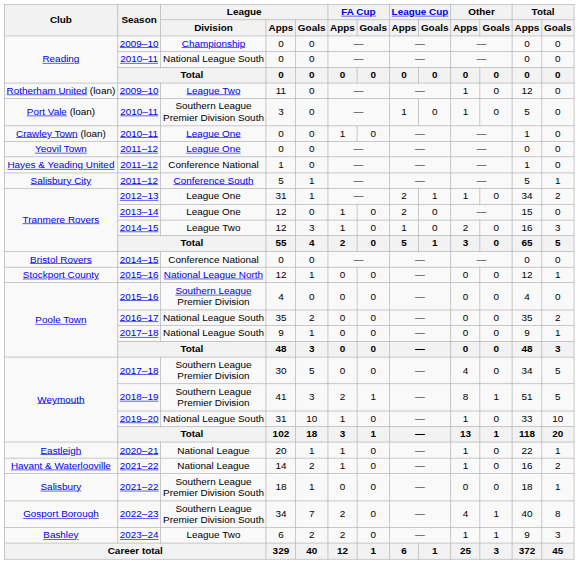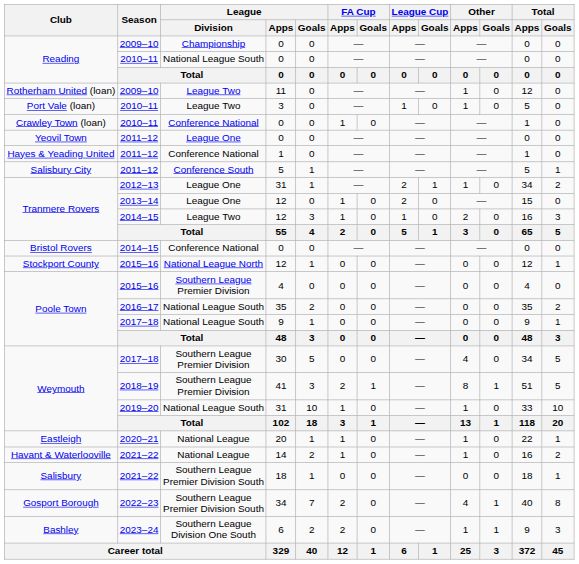(213, 112) Southern League Premier Division South -> (213, 106) League Two
(213, 133) League One -> (213, 122) Conference National
(213, 535) League Two -> (213, 529) Southern League Division One South
